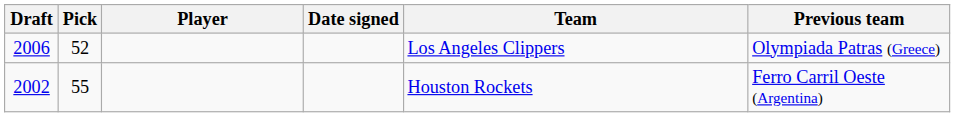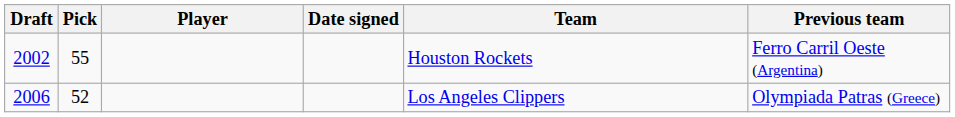rows swapped: (32, 87) <-> (32, 47)
